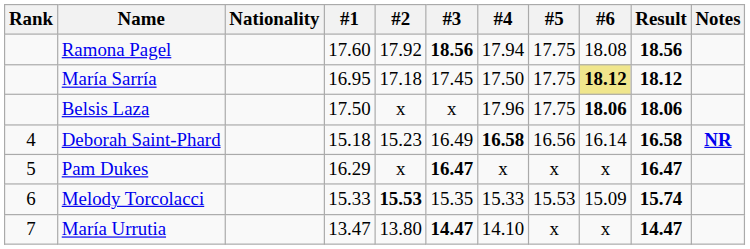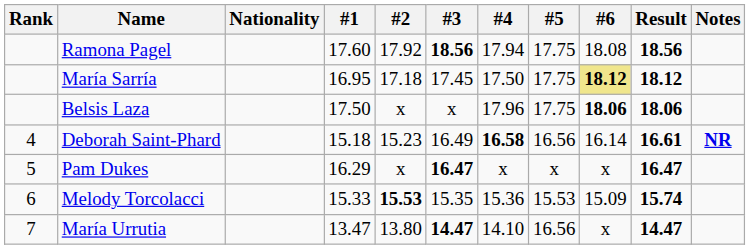(661, 139) 16.58 -> (661, 139) 16.61
(503, 199) 15.33 -> (503, 199) 15.36
(554, 229) x -> (554, 229) 16.56
